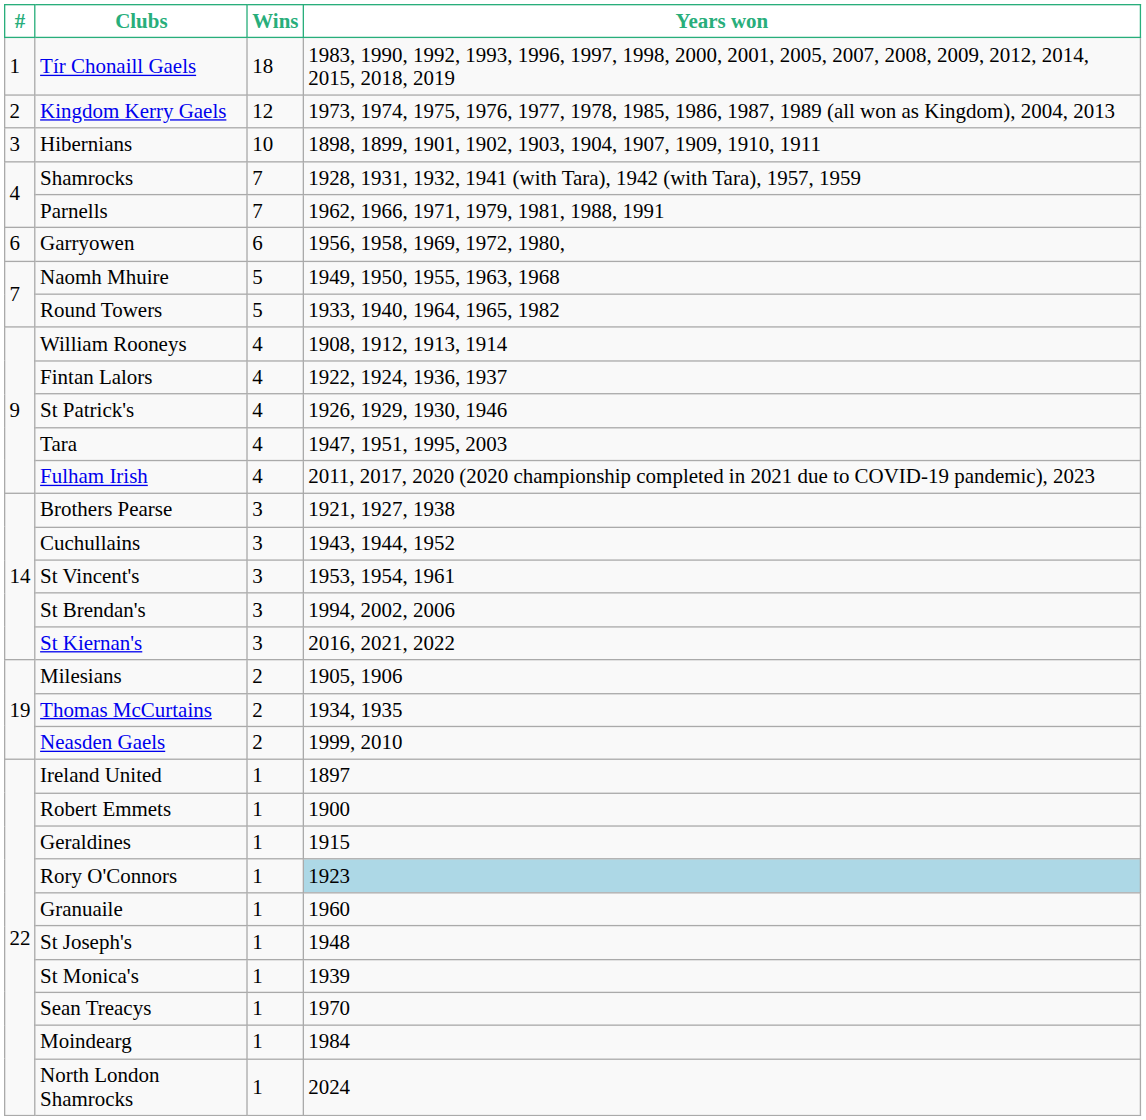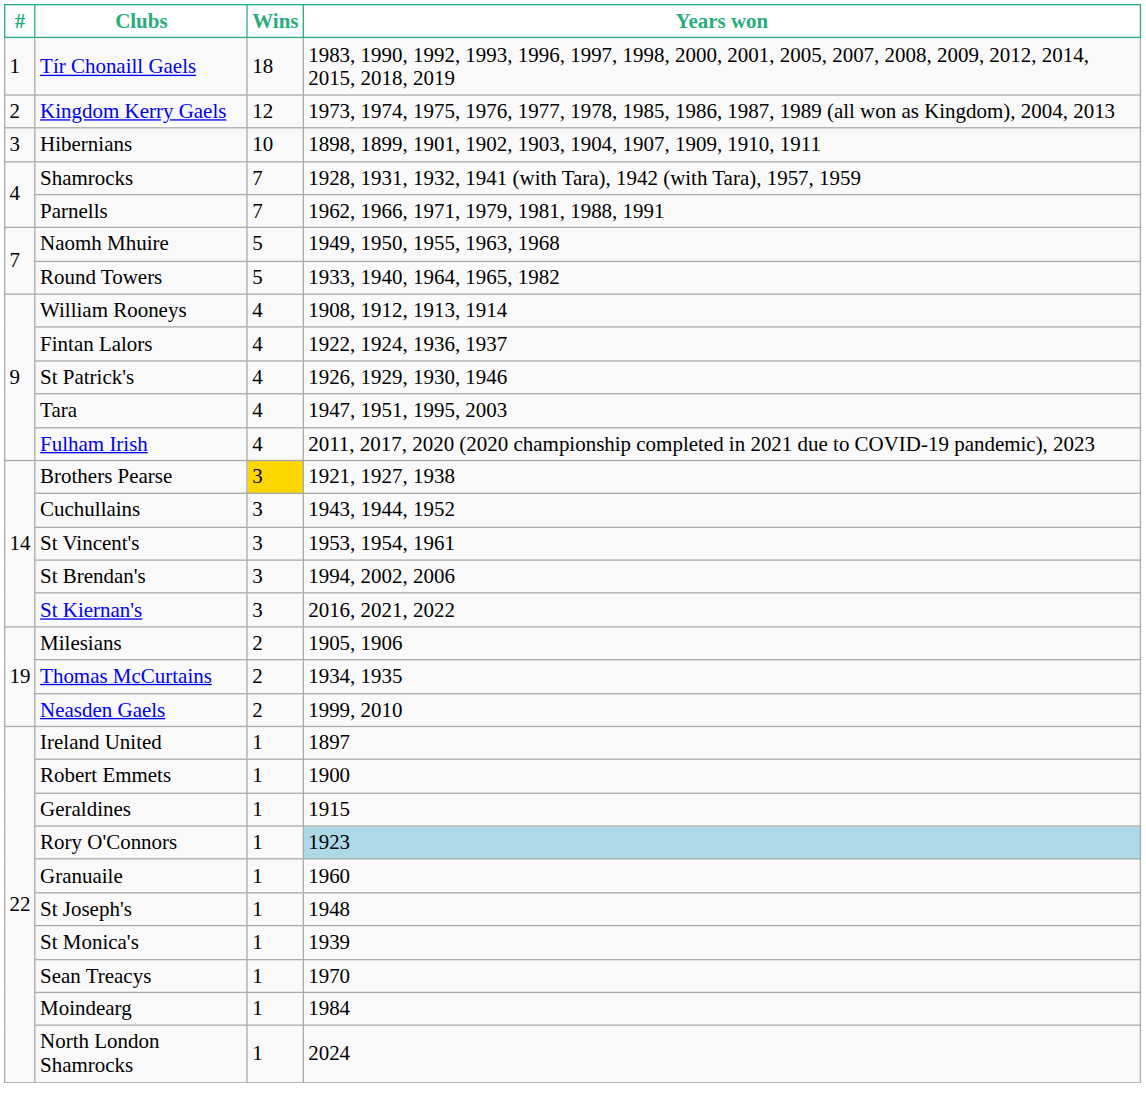- row: (87, 244)
(258, 510) no background -> (258, 476) gold background
